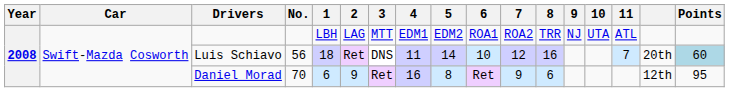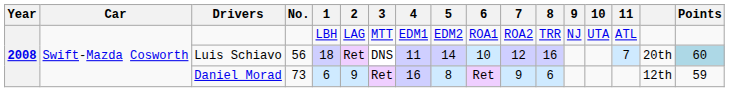(299, 76) 70 -> (299, 76) 73
(700, 76) 95 -> (700, 76) 59
